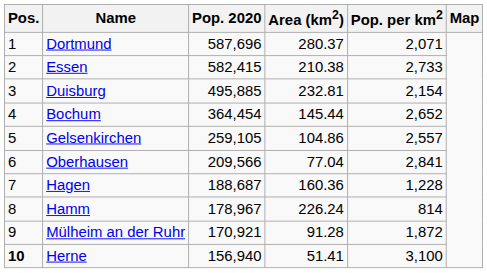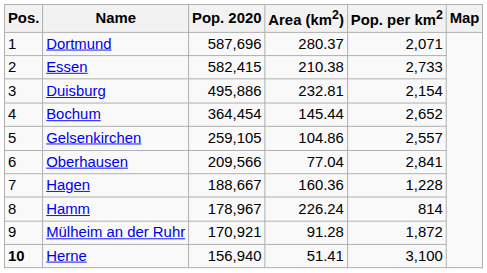(235, 91) 495,885 -> (235, 91) 495,886
(235, 185) 188,687 -> (235, 185) 188,667
